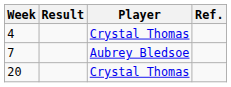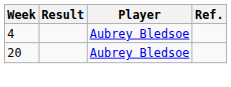(140, 33) Crystal Thomas -> (140, 33) Aubrey Bledsoe
- row: (11, 53)
(140, 72) Crystal Thomas -> (140, 53) Aubrey Bledsoe
